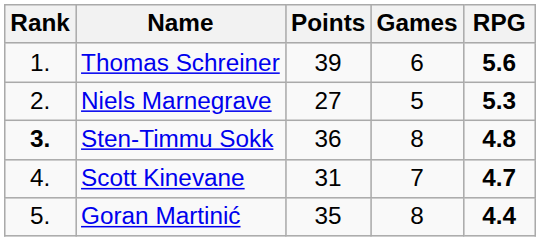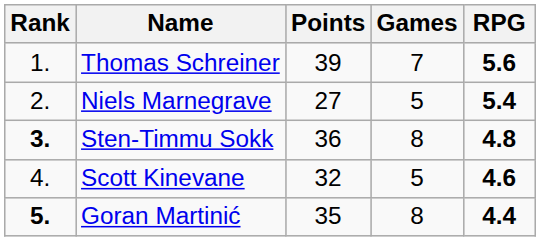(417, 62) 6 -> (417, 62) 7
(499, 100) 5.3 -> (499, 100) 5.4
(328, 178) 31 -> (328, 178) 32
(417, 178) 7 -> (417, 178) 5
(499, 178) 4.7 -> (499, 178) 4.6
(40, 216) normal -> (40, 216) bold
